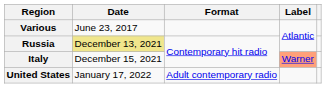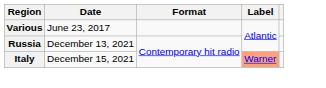(118, 43) khaki background -> (91, 43) no background
- row: (38, 75)
